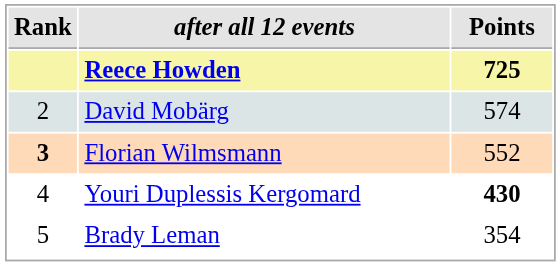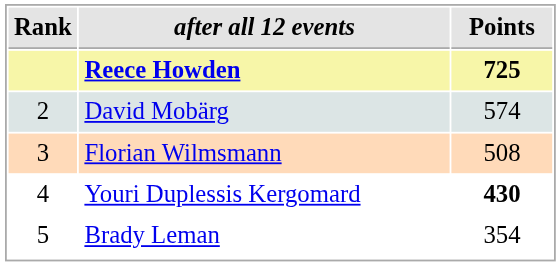(43, 152) bold -> (43, 152) normal
(502, 152) 552 -> (502, 152) 508
